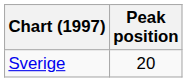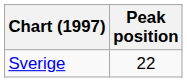(146, 63) 20 -> (146, 63) 22
